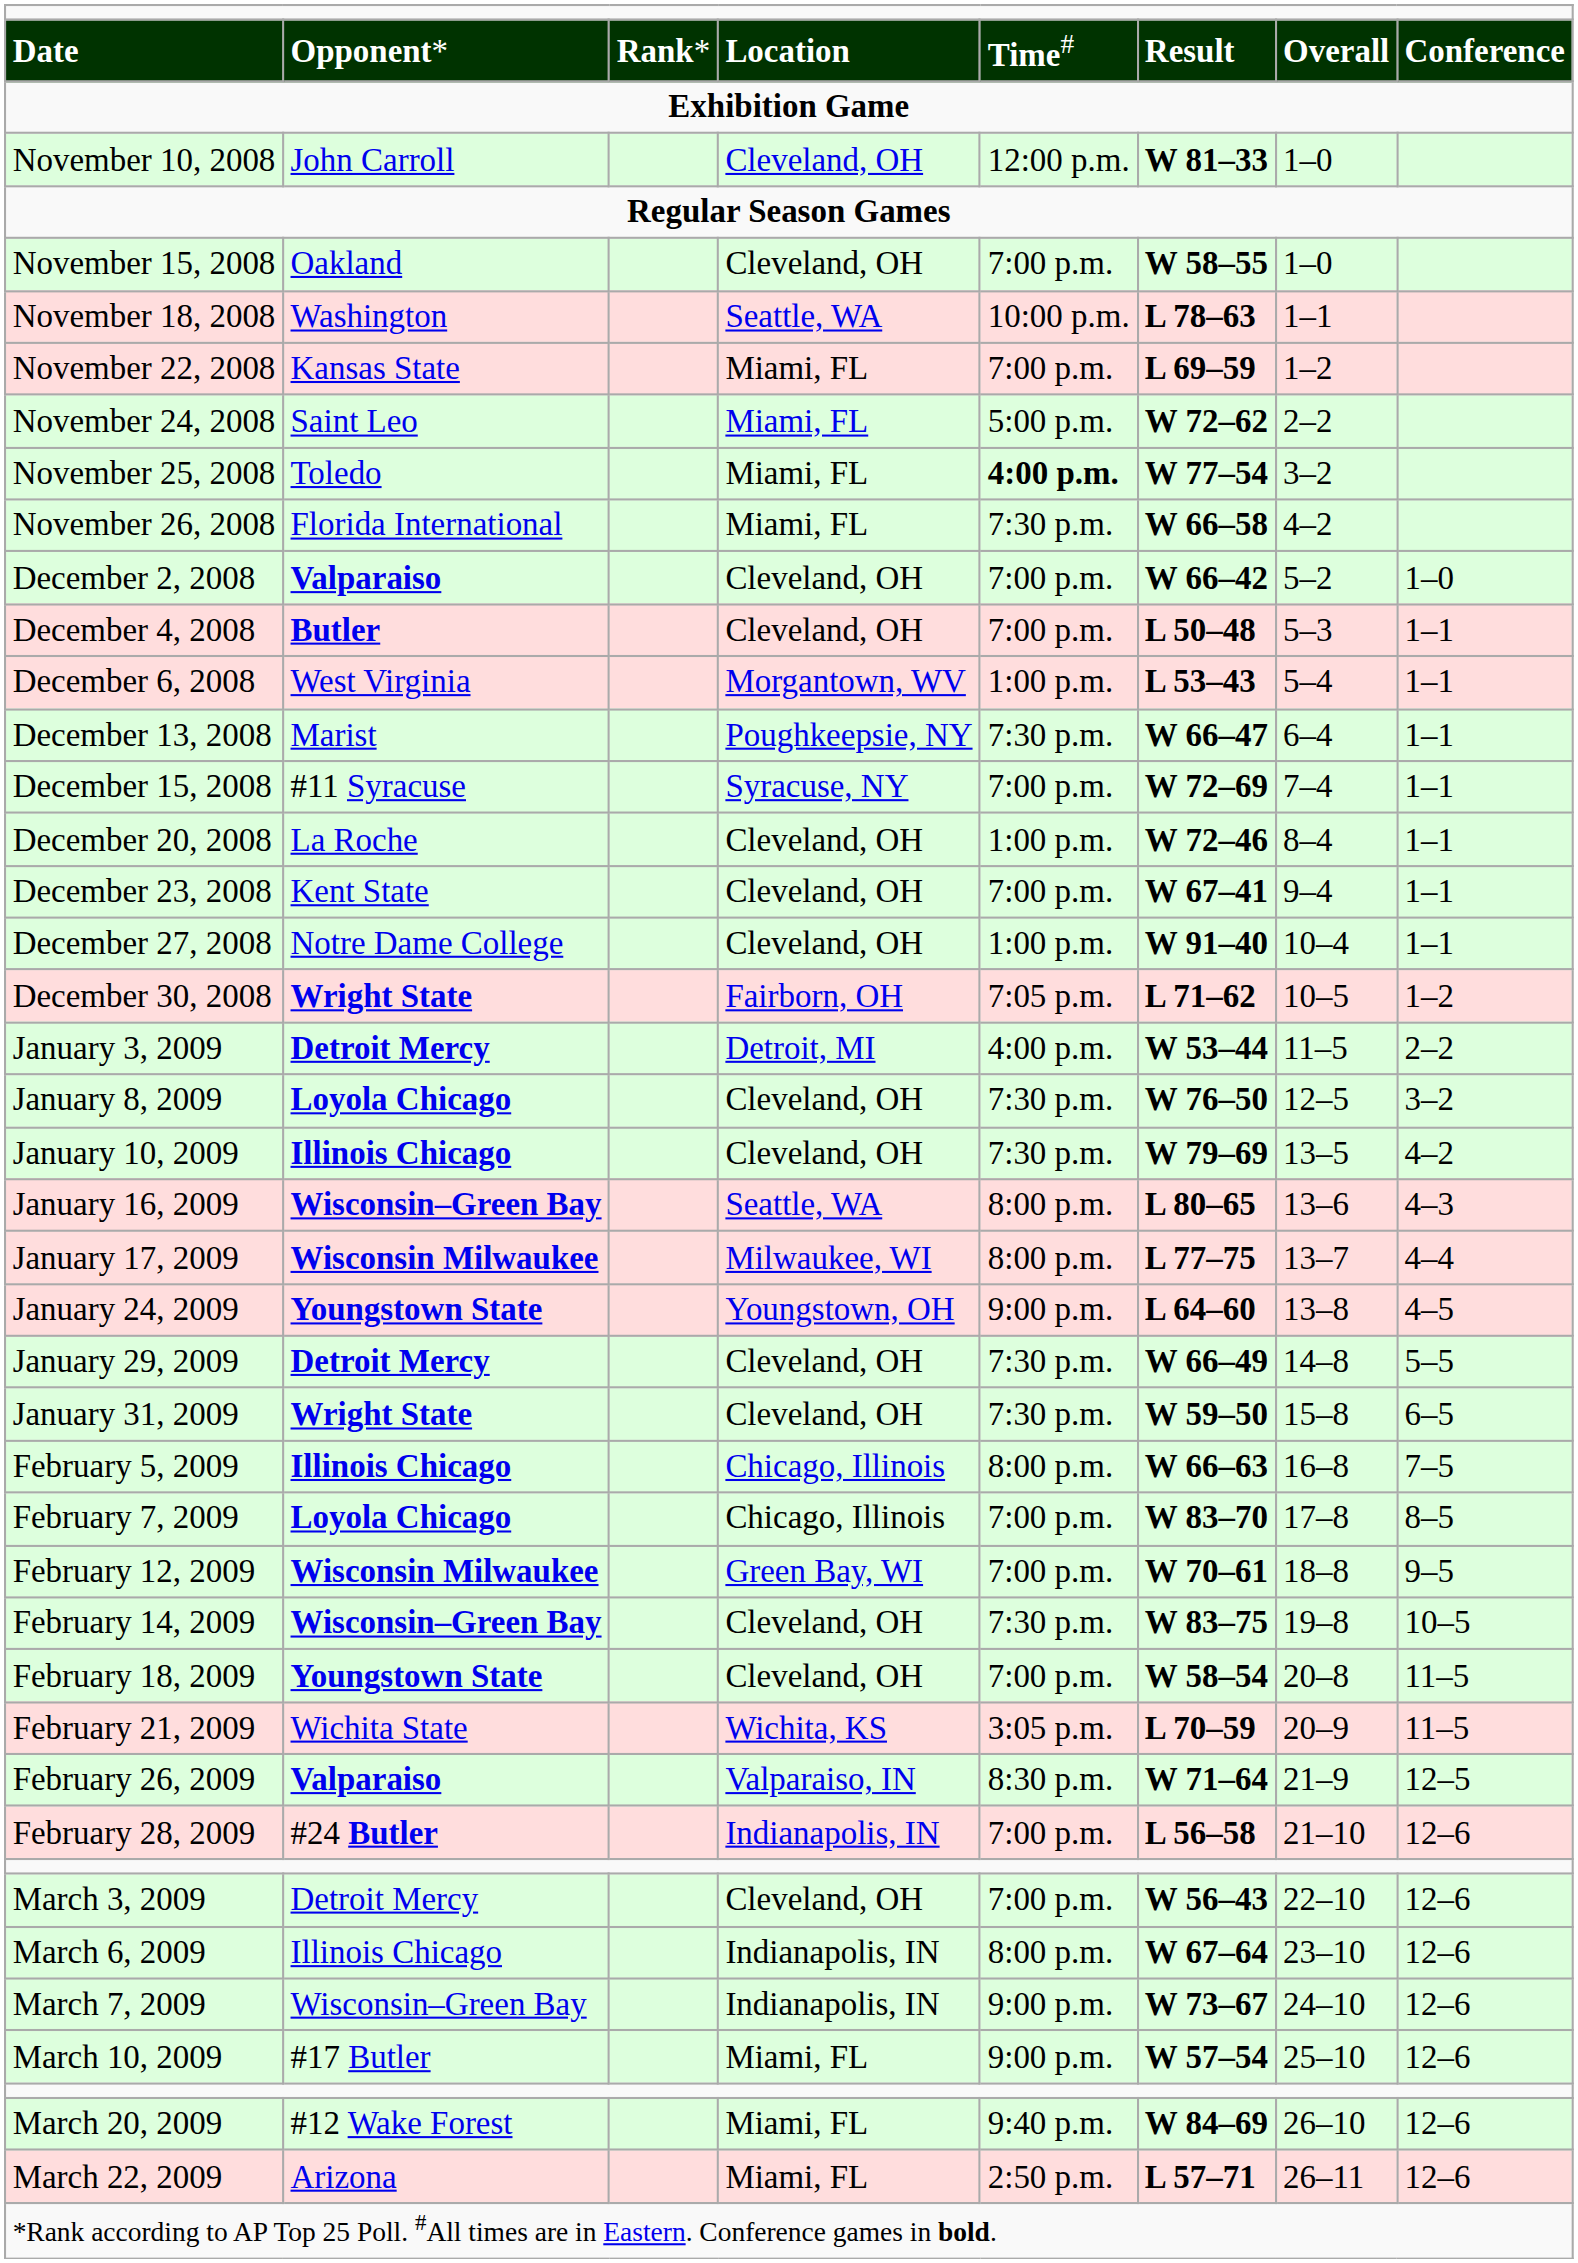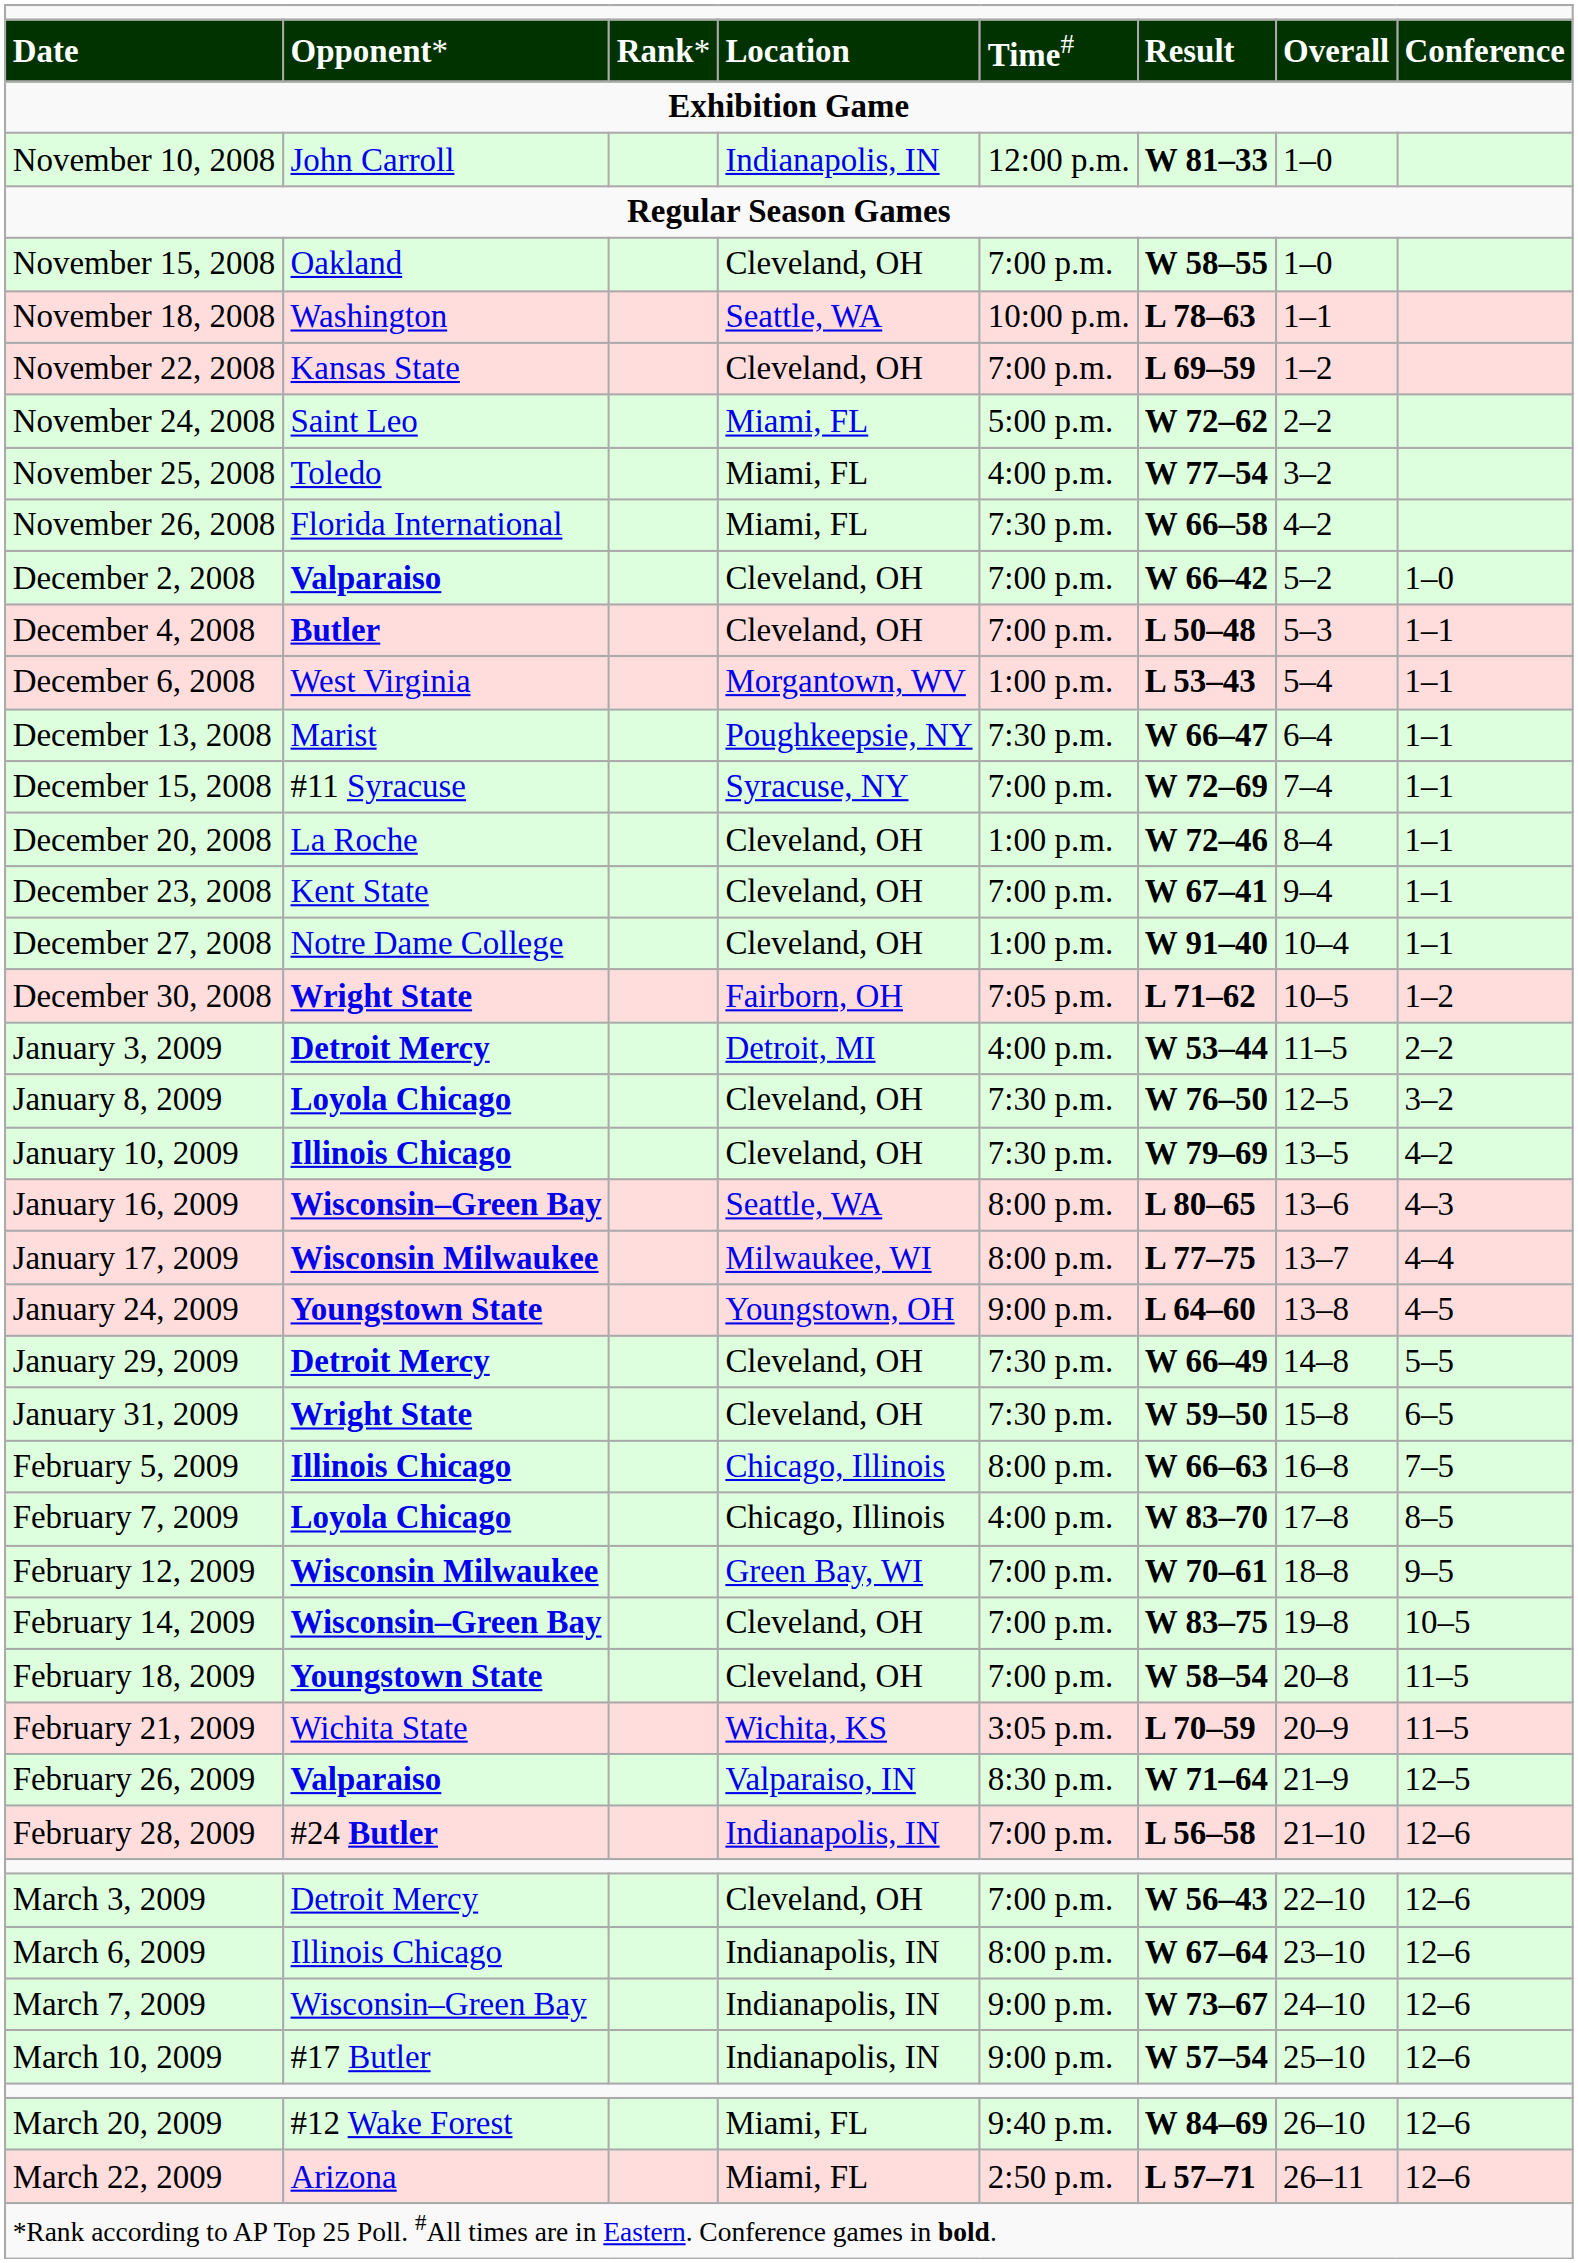(824, 159) Cleveland, OH -> (832, 159) Indianapolis, IN
(797, 368) Miami, FL -> (824, 368) Cleveland, OH
(1053, 472) bold -> (1050, 472) normal
(1050, 1518) 7:00 p.m. -> (1050, 1518) 4:00 p.m.
(1050, 1622) 7:30 p.m. -> (1050, 1622) 7:00 p.m.
(797, 2056) Miami, FL -> (832, 2056) Indianapolis, IN
